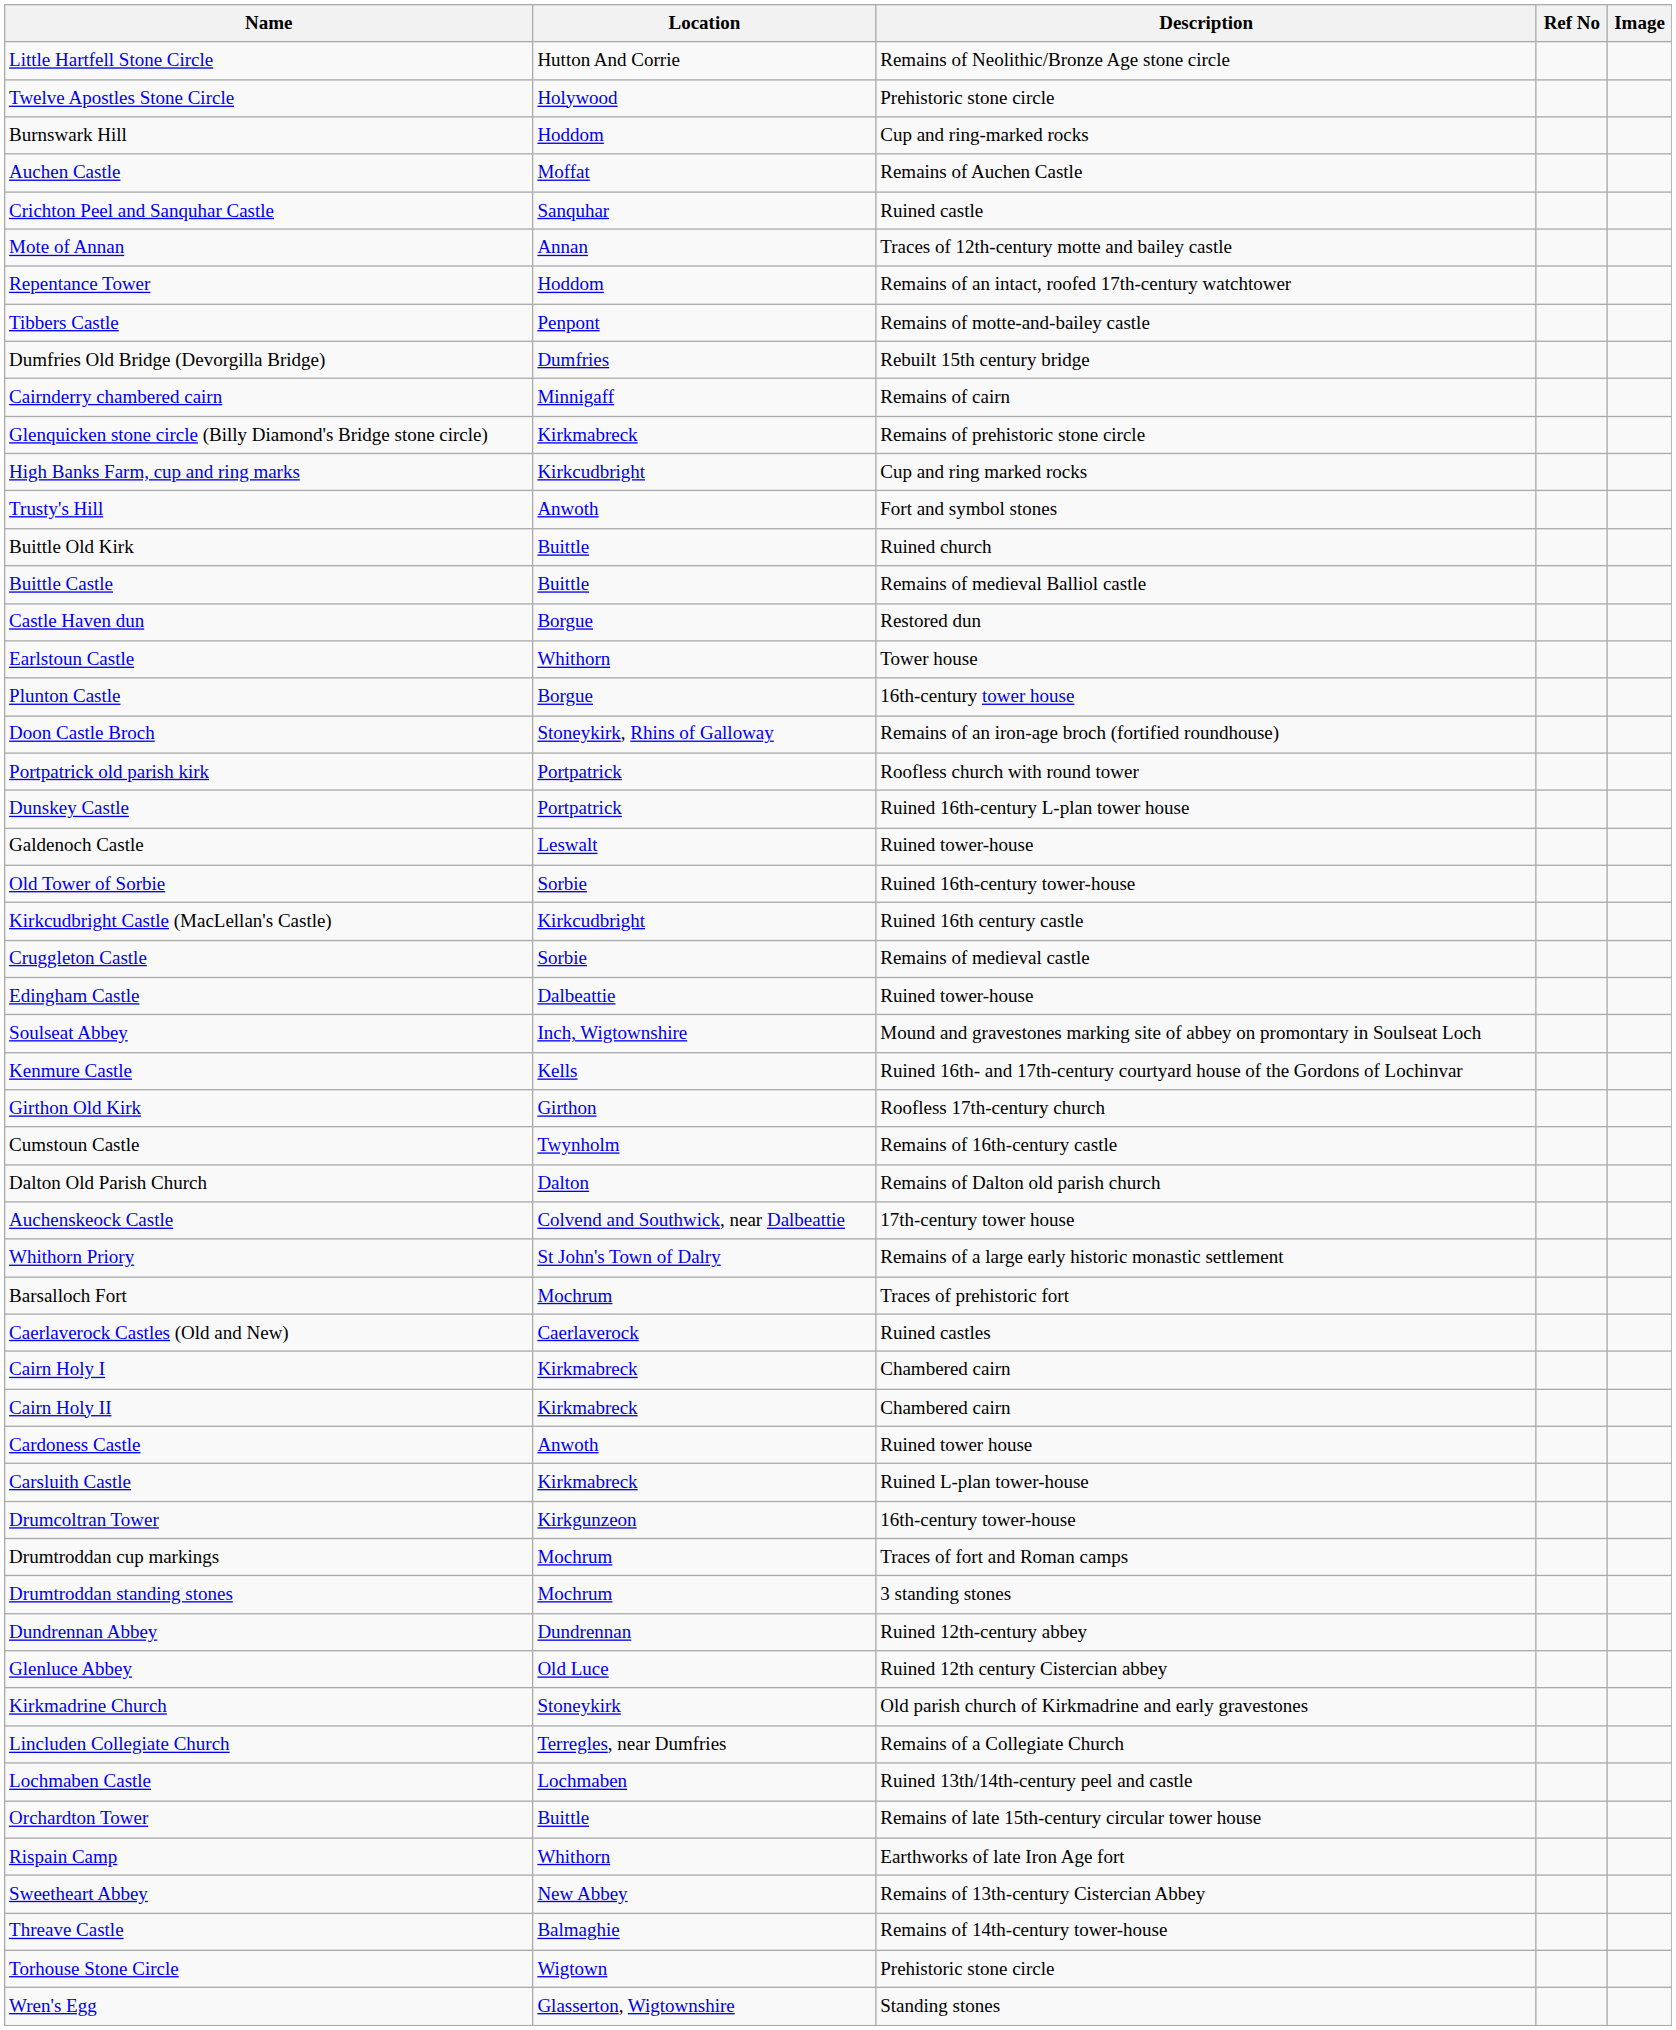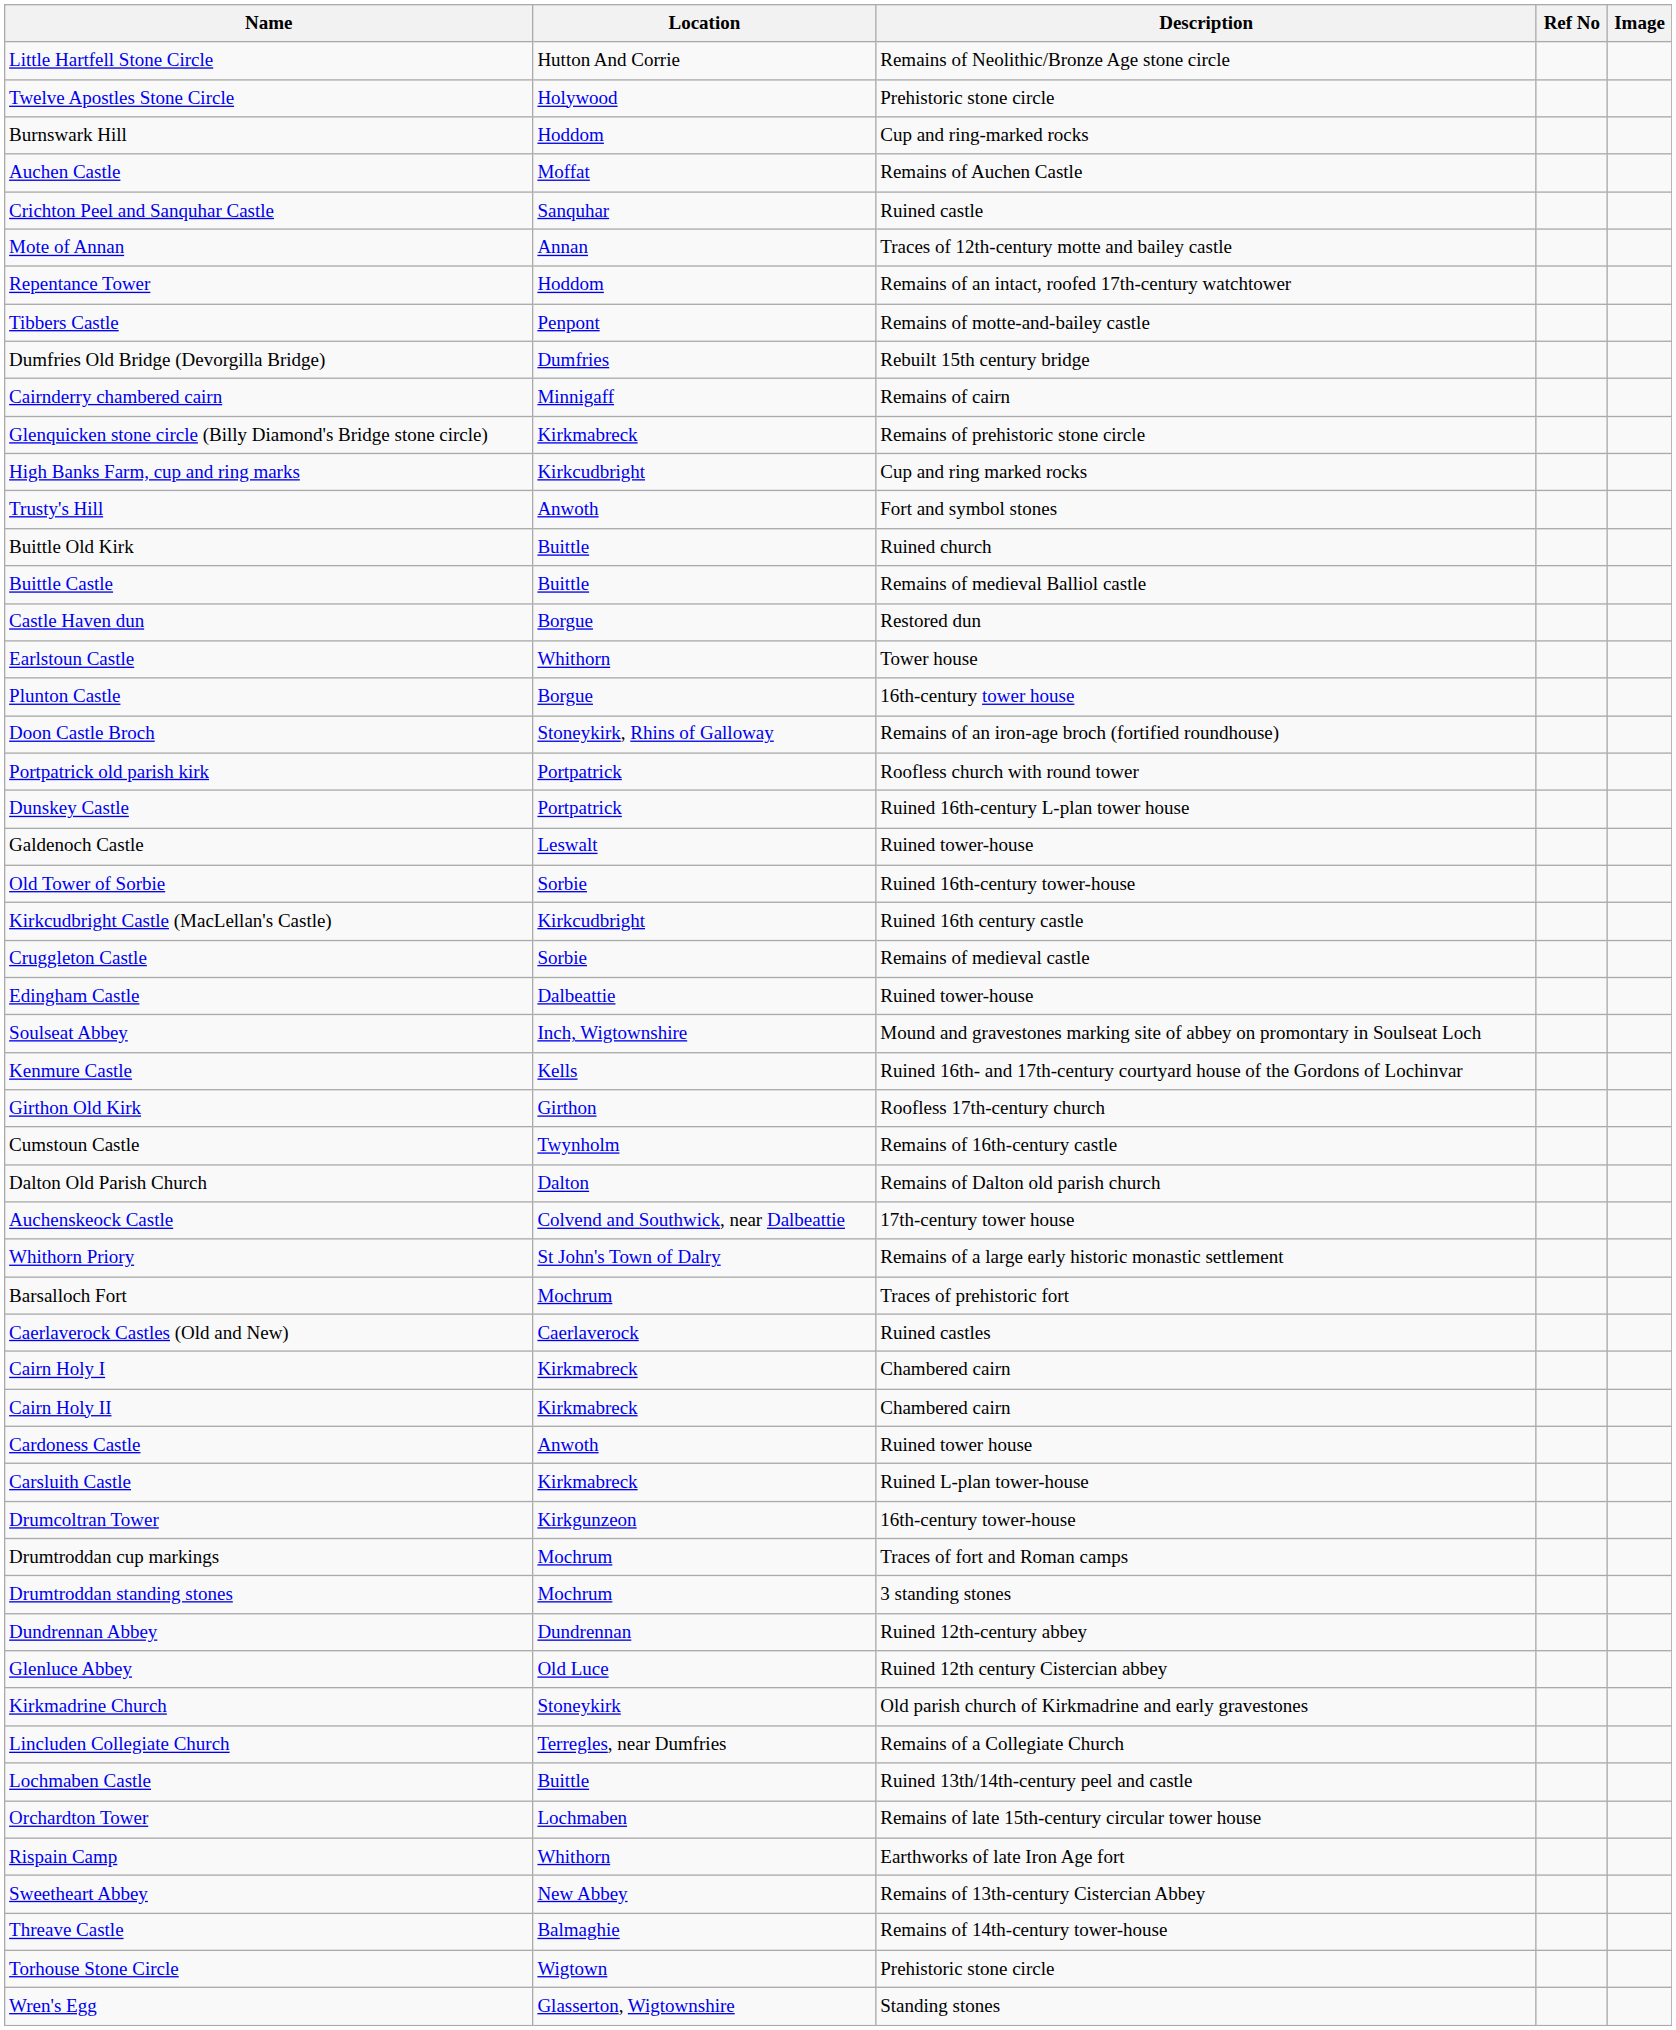(582, 1781) Lochmaben -> (563, 1781) Buittle
(563, 1819) Buittle -> (582, 1819) Lochmaben
